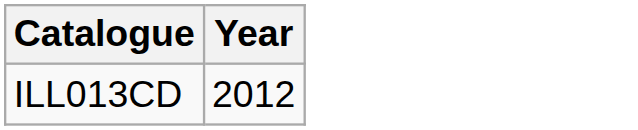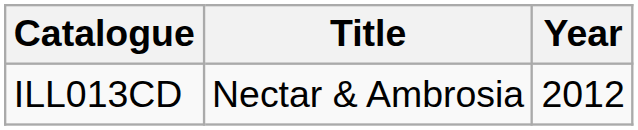+ column: (368, 34)
